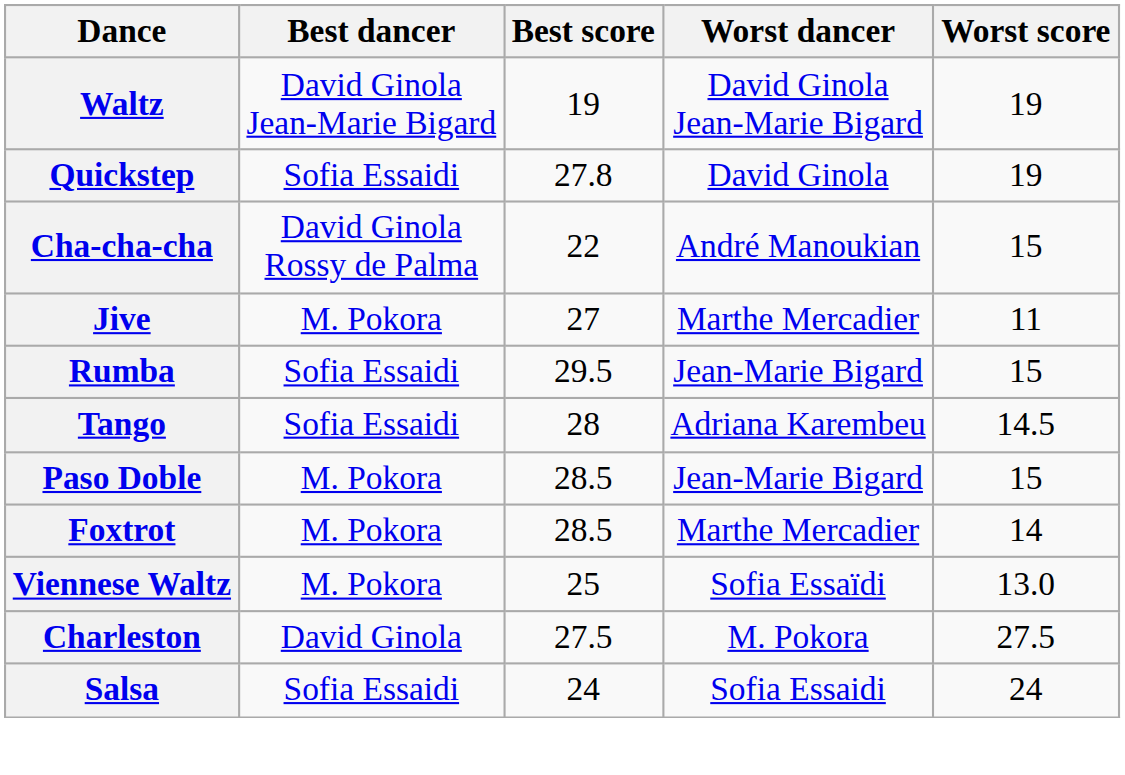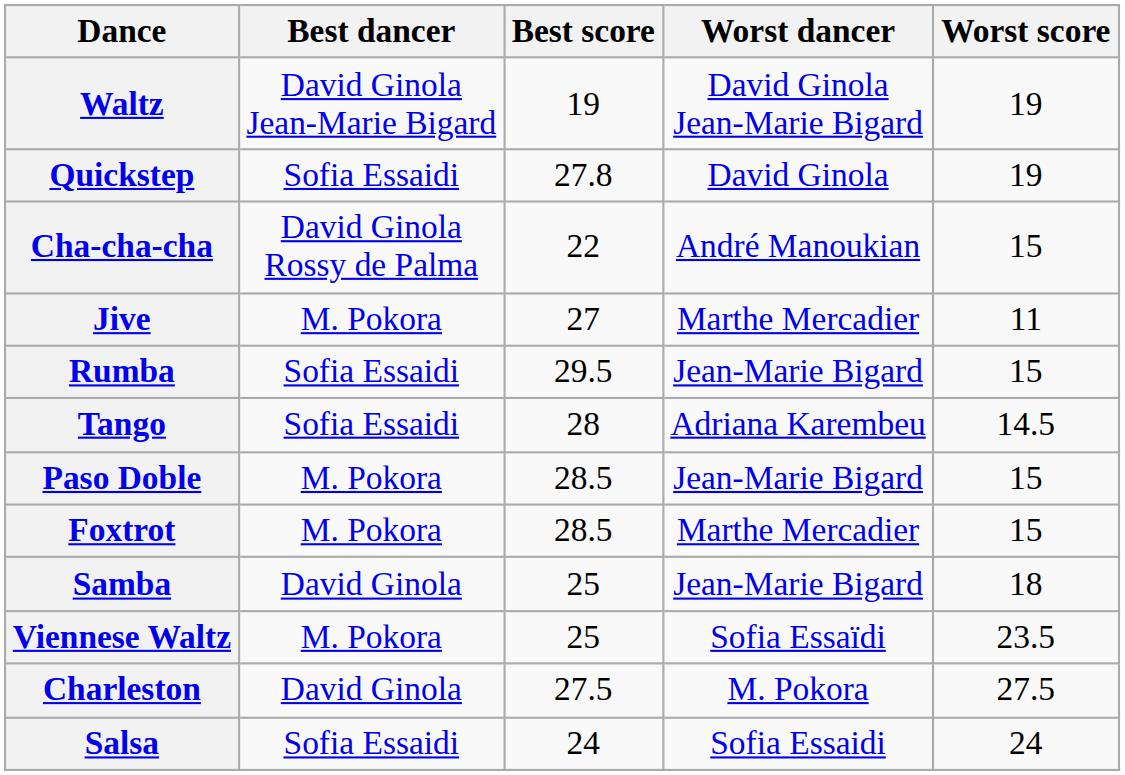(1026, 530) 14 -> (1026, 530) 15
+ row: (122, 583)
(1026, 583) 13.0 -> (1026, 636) 23.5
